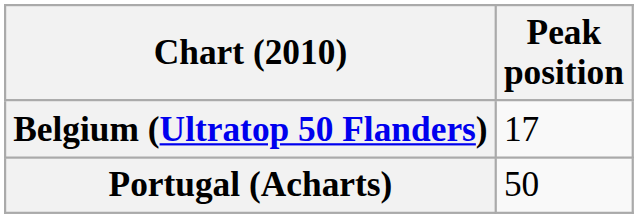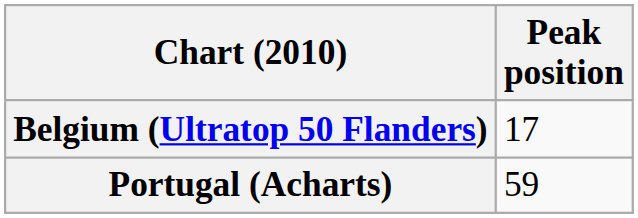(522, 184) 50 -> (522, 184) 59
